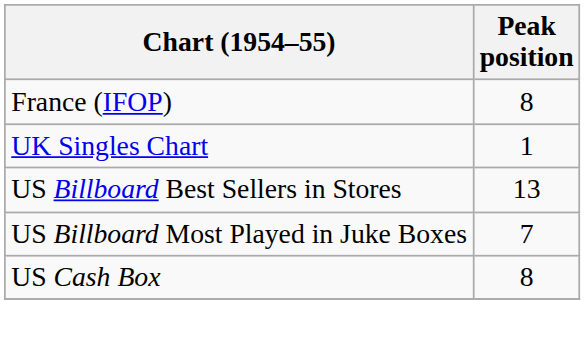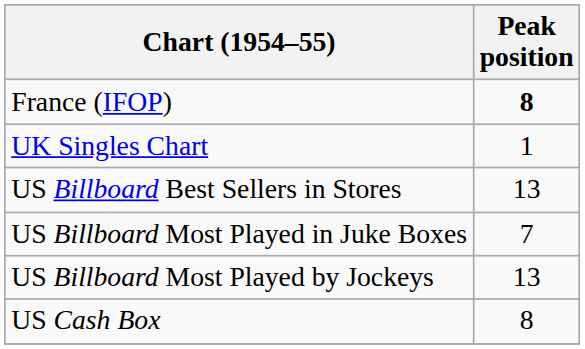(527, 101) normal -> (527, 101) bold
+ row: (223, 277)
